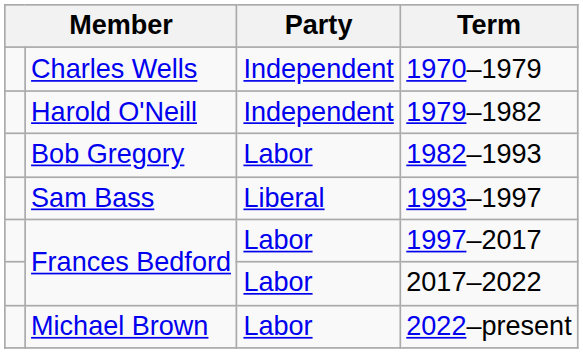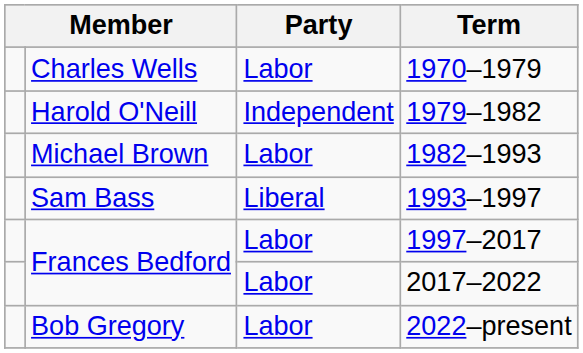(319, 68) Independent -> (278, 68) Labor
(108, 154) Bob Gregory -> (120, 154) Michael Brown
(120, 326) Michael Brown -> (108, 326) Bob Gregory
